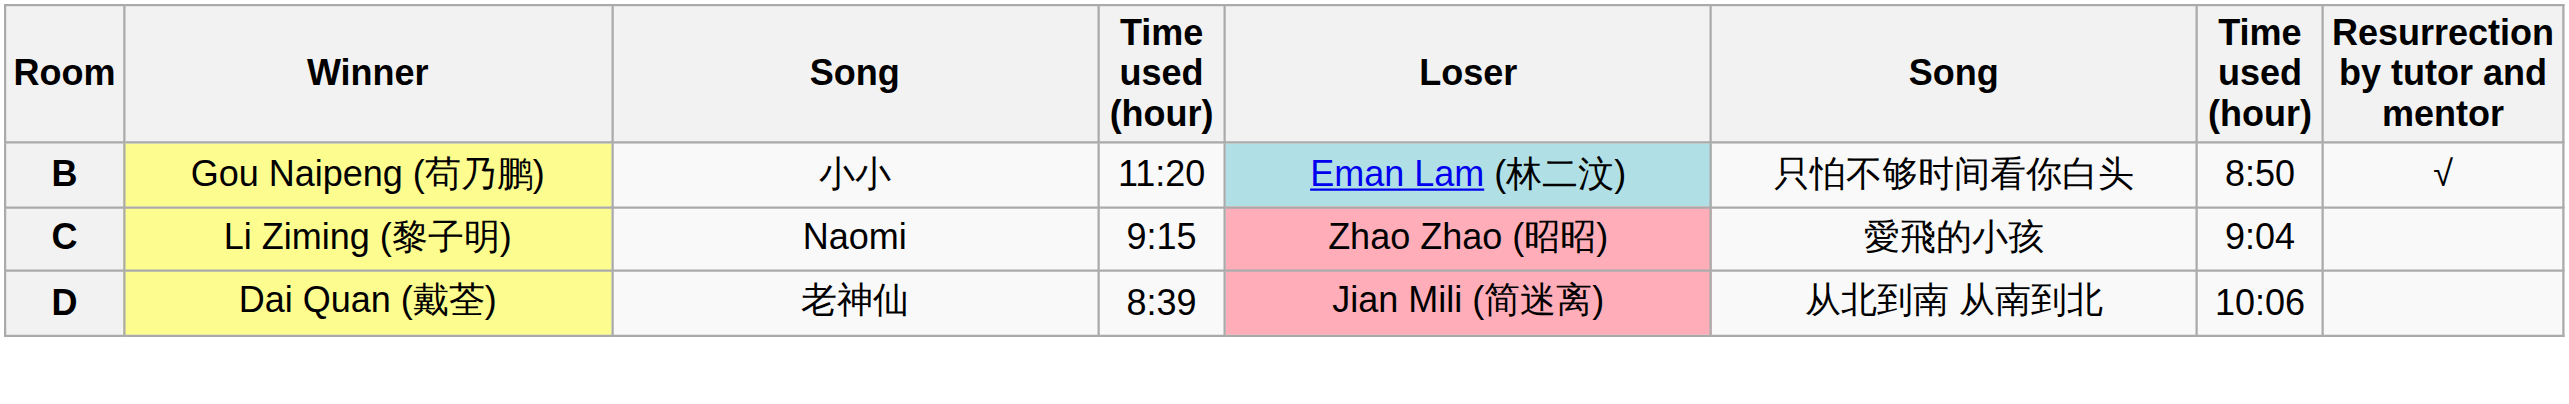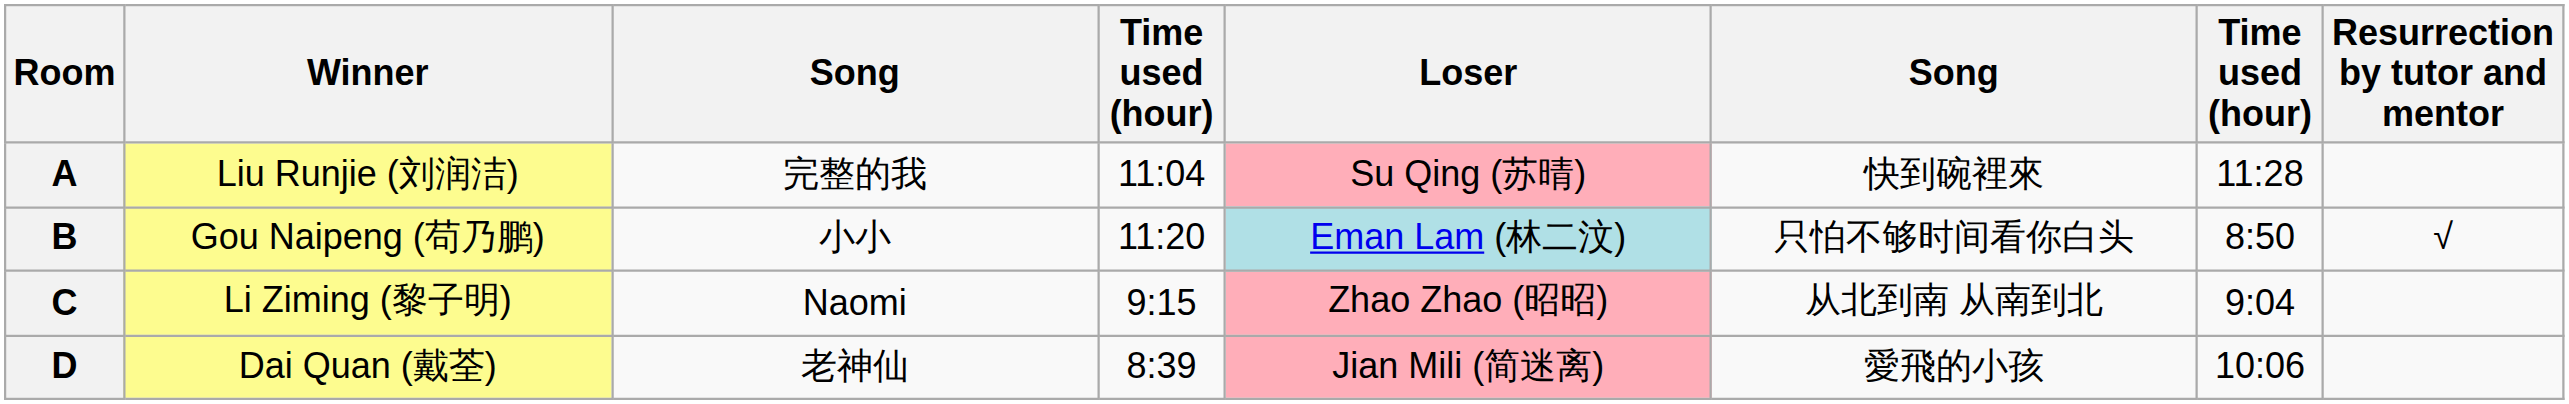+ row: (64, 174)
(1954, 237) 愛飛的小孩 -> (1954, 301) 从北到南 从南到北
(1954, 301) 从北到南 从南到北 -> (1954, 364) 愛飛的小孩
